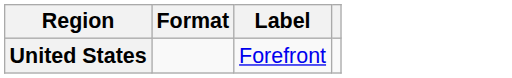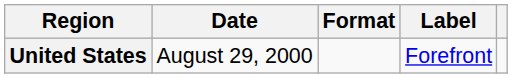+ column: (235, 21)
